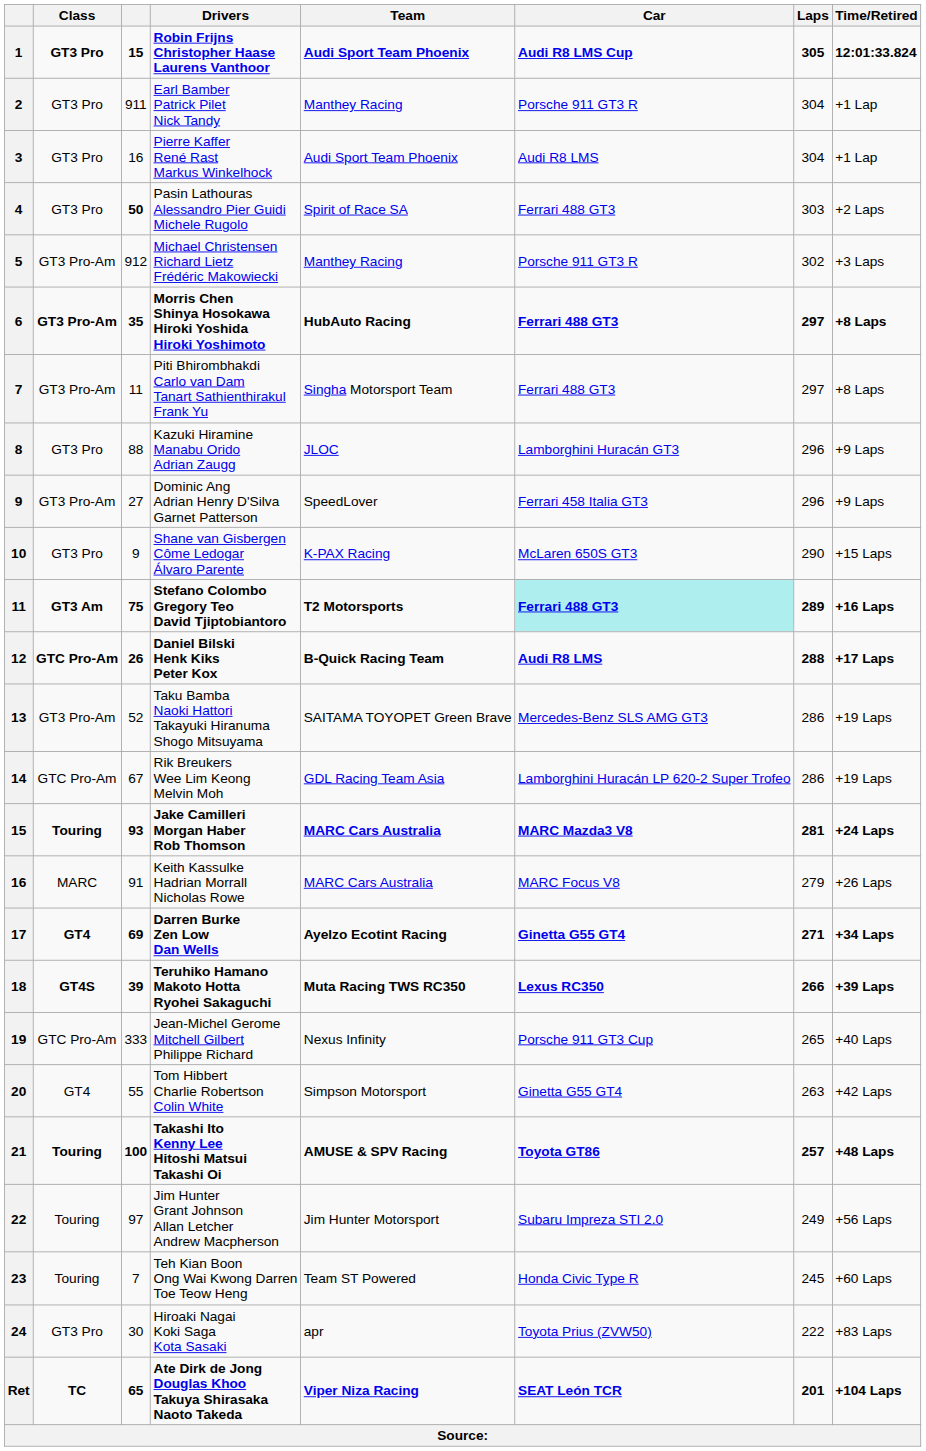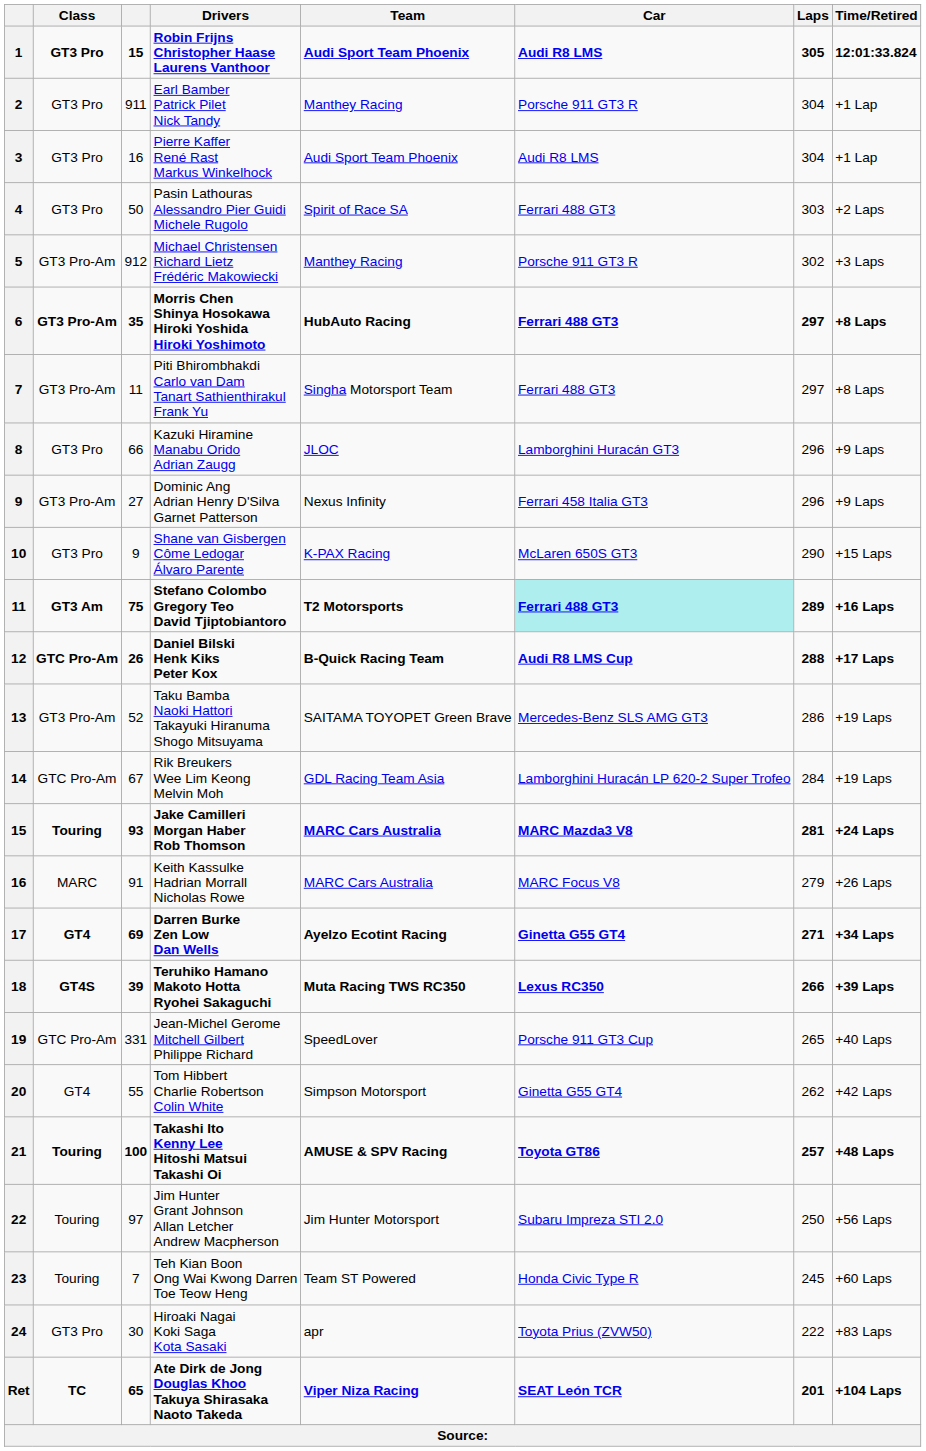(575, 52) Audi R8 LMS Cup -> (560, 52) Audi R8 LMS
(136, 209) bold -> (136, 209) normal
(136, 449) 88 -> (136, 449) 66
(341, 501) SpeedLover -> (345, 501) Nexus Infinity
(560, 658) Audi R8 LMS -> (575, 658) Audi R8 LMS Cup
(813, 778) 286 -> (813, 778) 284
(136, 1039) 333 -> (136, 1039) 331
(345, 1039) Nexus Infinity -> (341, 1039) SpeedLover
(813, 1091) 263 -> (813, 1091) 262
(813, 1219) 249 -> (813, 1219) 250
